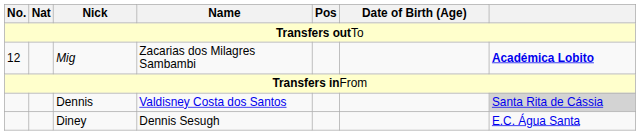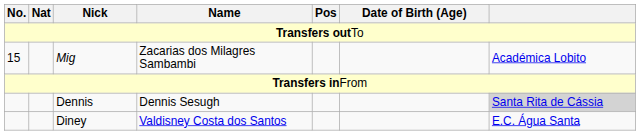(14, 58) 12 -> (14, 58) 15
(543, 58) bold -> (539, 58) normal
(213, 102) Valdisney Costa dos Santos -> (179, 102) Dennis Sesugh
(179, 121) Dennis Sesugh -> (213, 121) Valdisney Costa dos Santos
